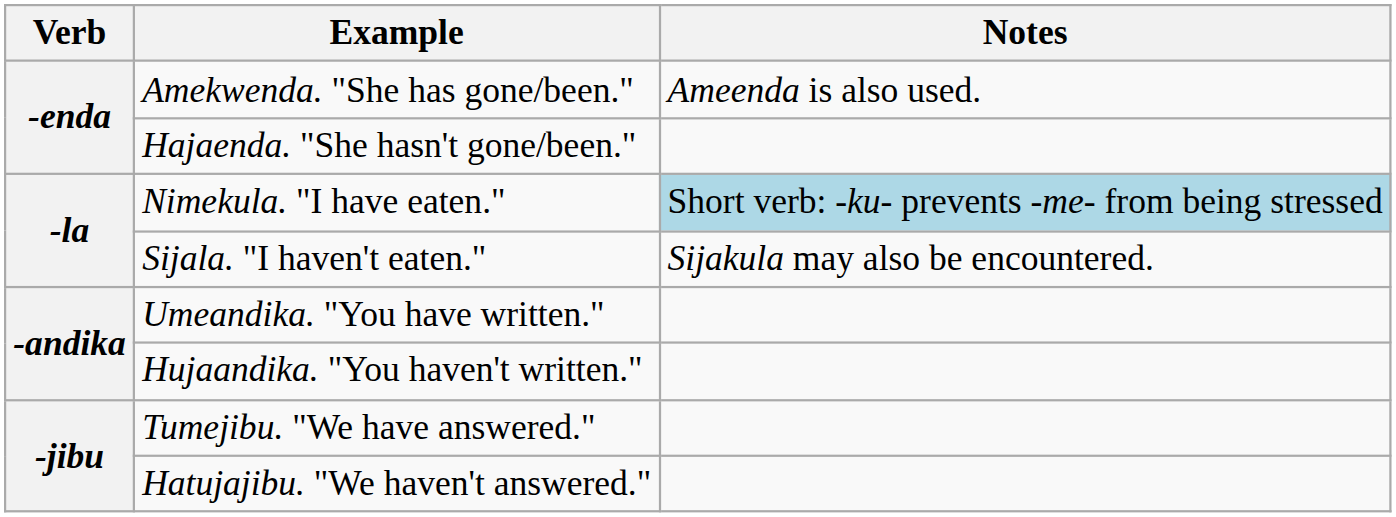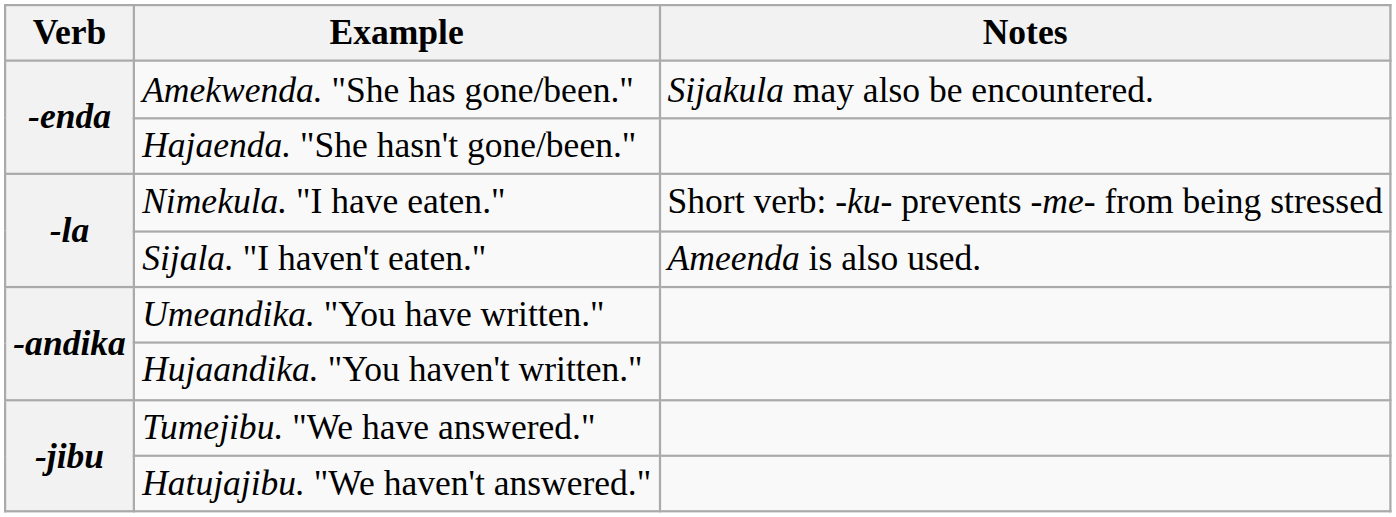(824, 88) Ameenda is also used. -> (911, 88) Sijakula may also be encountered.
(1025, 201) lightblue background -> (1025, 201) no background
(911, 257) Sijakula may also be encountered. -> (824, 257) Ameenda is also used.
